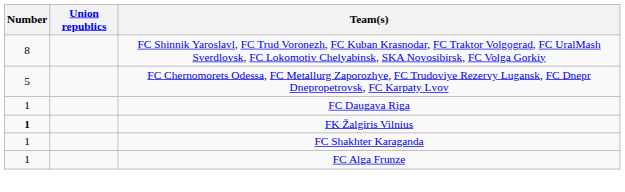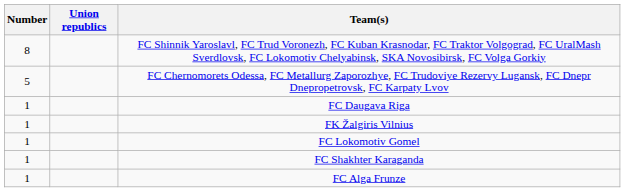(27, 123) bold -> (27, 123) normal
+ row: (369, 141)
